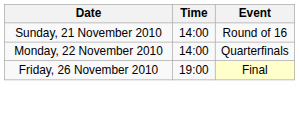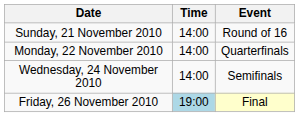+ row: (88, 76)
(194, 70) no background -> (194, 102) lightblue background
